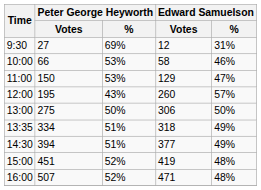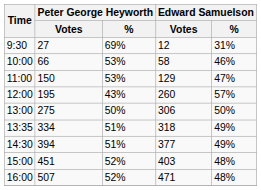(167, 161) 419 -> (167, 161) 403
